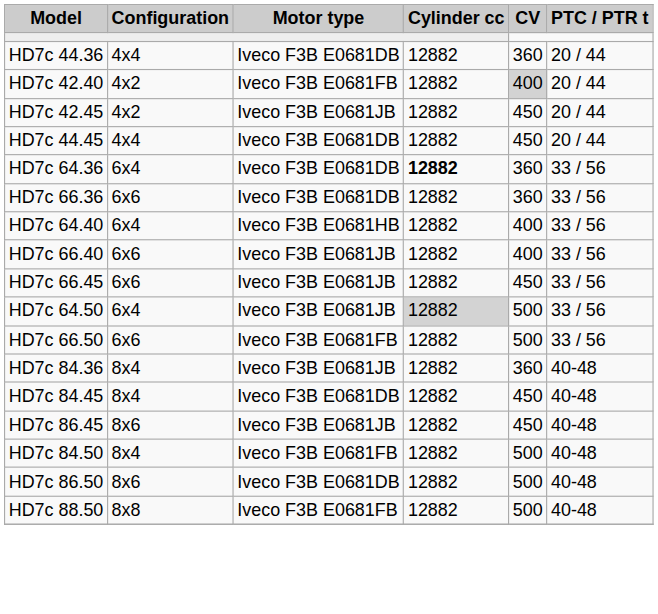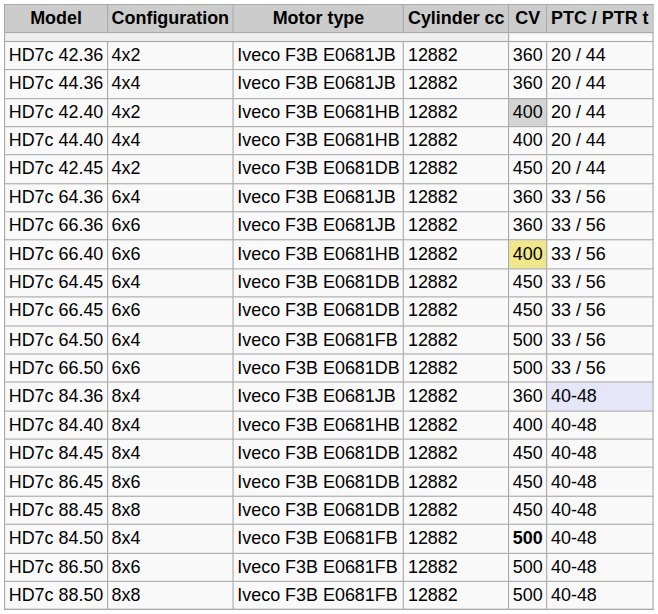+ row: (56, 55)
(318, 55) Iveco F3B E0681DB -> (317, 83) Iveco F3B E0681JB
(317, 83) Iveco F3B E0681FB -> (318, 112) Iveco F3B E0681HB
+ row: (56, 140)
(317, 112) Iveco F3B E0681JB -> (318, 169) Iveco F3B E0681DB
- row: (56, 140)
(318, 169) Iveco F3B E0681DB -> (317, 197) Iveco F3B E0681JB
(433, 169) bold -> (433, 197) normal
(318, 197) Iveco F3B E0681DB -> (317, 225) Iveco F3B E0681JB
- row: (56, 225)
(317, 254) Iveco F3B E0681JB -> (318, 254) Iveco F3B E0681HB
(528, 254) no background -> (528, 254) khaki background
+ row: (56, 282)
(317, 282) Iveco F3B E0681JB -> (318, 311) Iveco F3B E0681DB
(317, 311) Iveco F3B E0681JB -> (317, 339) Iveco F3B E0681FB
(433, 311) lightgrey background -> (433, 339) no background
(317, 339) Iveco F3B E0681FB -> (318, 368) Iveco F3B E0681DB
(574, 368) no background -> (574, 396) lavender background
+ row: (56, 424)
(317, 424) Iveco F3B E0681JB -> (318, 481) Iveco F3B E0681DB
+ row: (56, 510)
(528, 453) normal -> (528, 538) bold
(318, 481) Iveco F3B E0681DB -> (317, 566) Iveco F3B E0681FB
